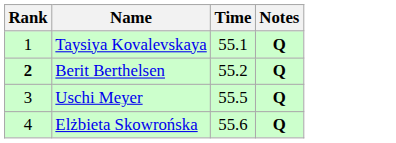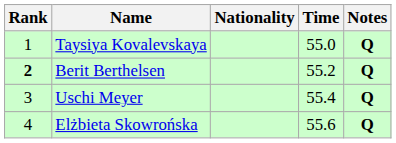+ column: (255, 17)
(233, 44) 55.1 -> (321, 44) 55.0
(233, 97) 55.5 -> (321, 97) 55.4
